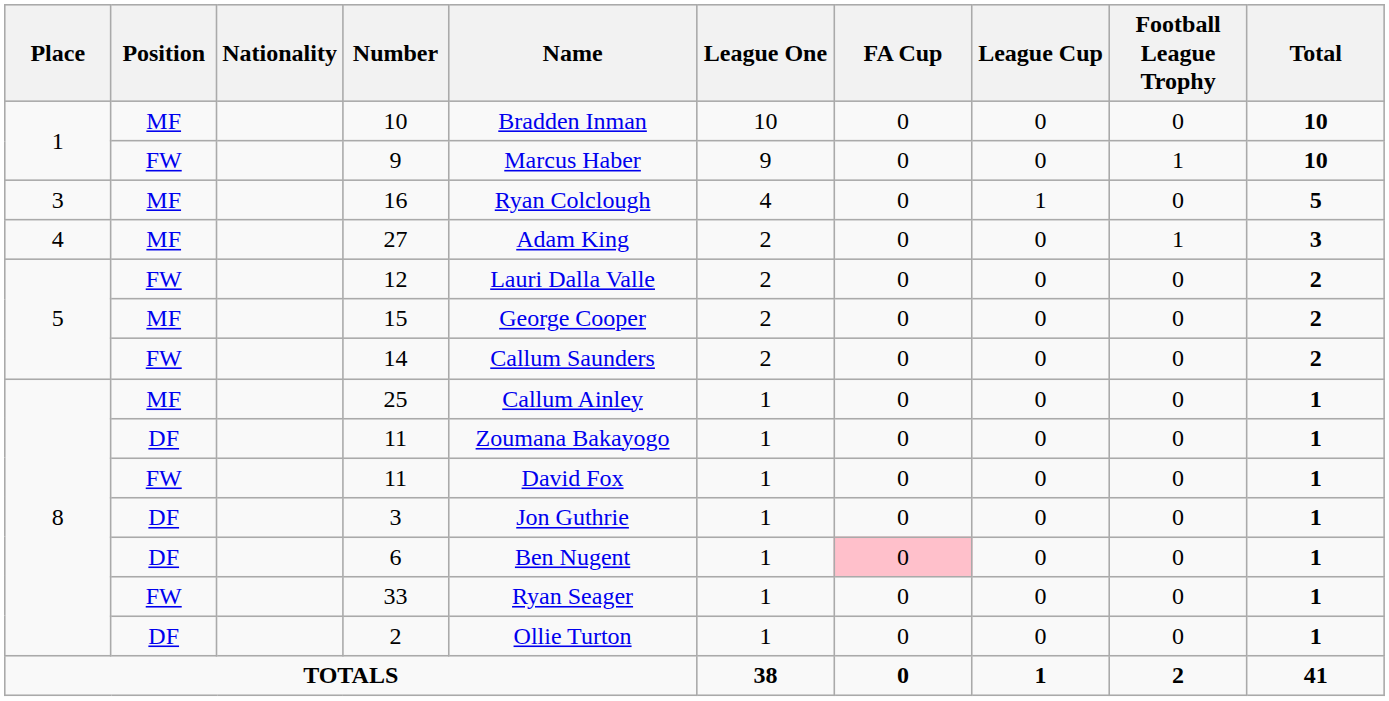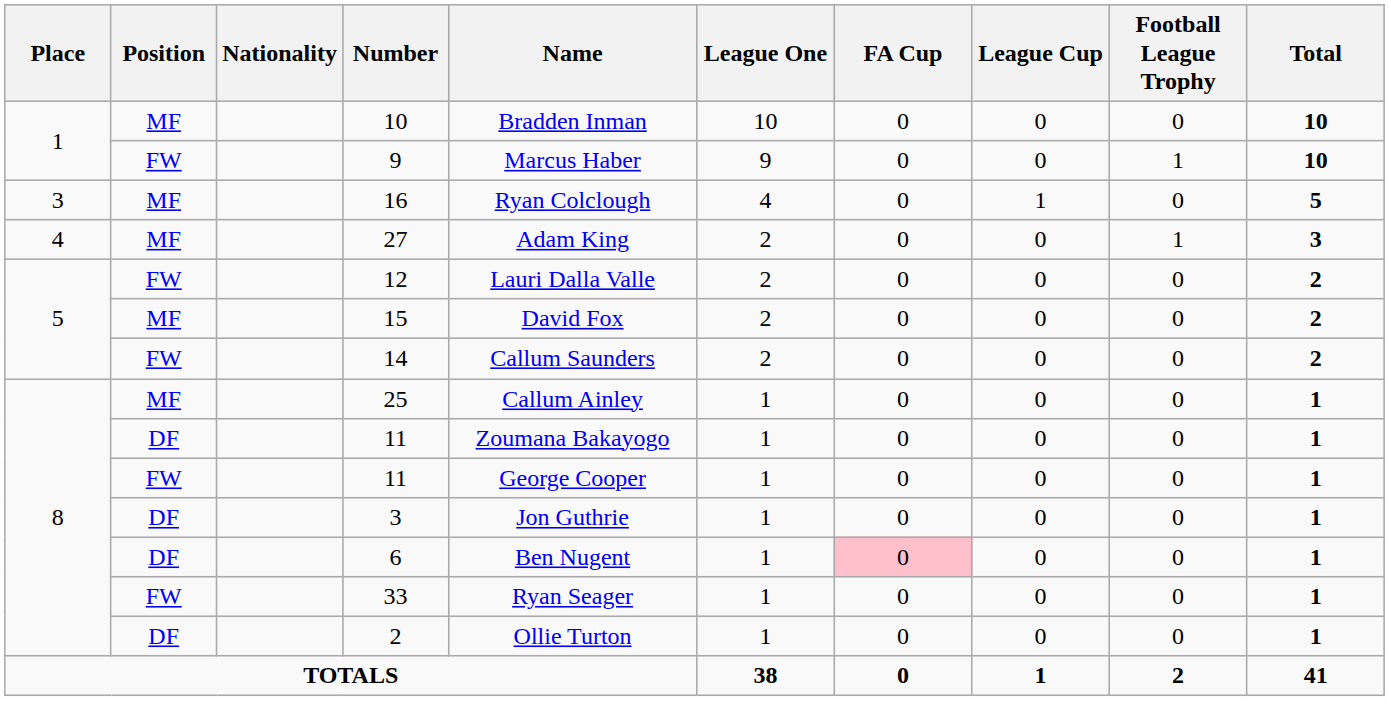(573, 318) George Cooper -> (573, 318) David Fox
(573, 477) David Fox -> (573, 477) George Cooper
